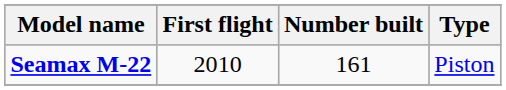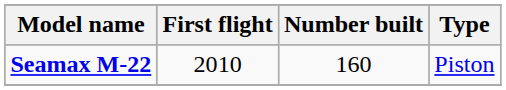(354, 64) 161 -> (354, 64) 160
